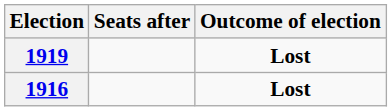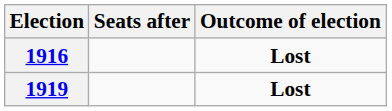rows swapped: (47, 88) <-> (47, 55)
